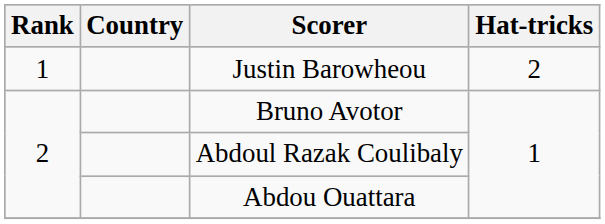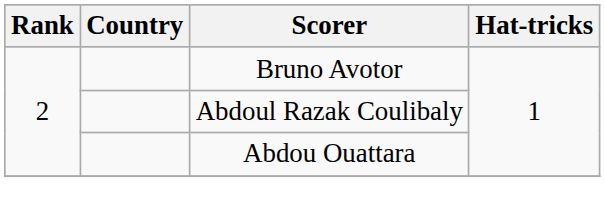- row: (329, 68)
